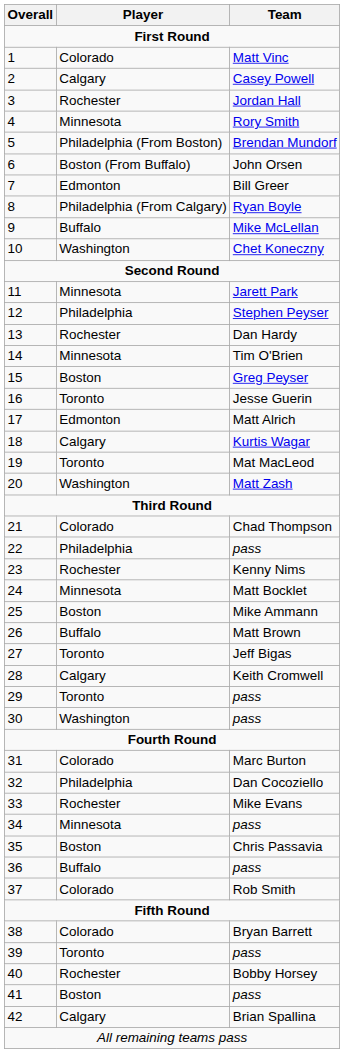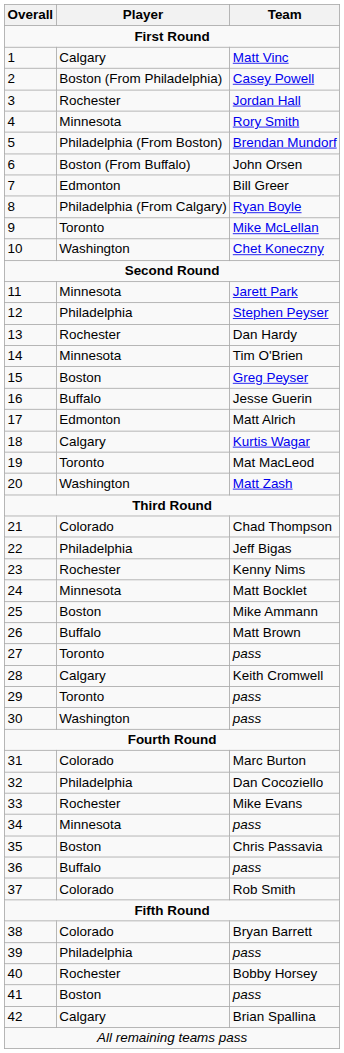(87, 57) Colorado -> (82, 57) Calgary
(82, 79) Calgary -> (141, 79) Boston (From Philadelphia)
(80, 228) Buffalo -> (82, 228) Toronto
(82, 398) Toronto -> (80, 398) Buffalo
(247, 548) pass -> (262, 548) Jeff Bigas
(262, 654) Jeff Bigas -> (247, 654) pass
(82, 953) Toronto -> (96, 953) Philadelphia
